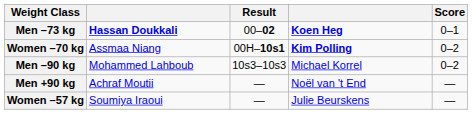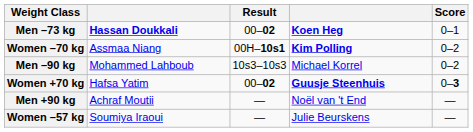+ row: (46, 83)
